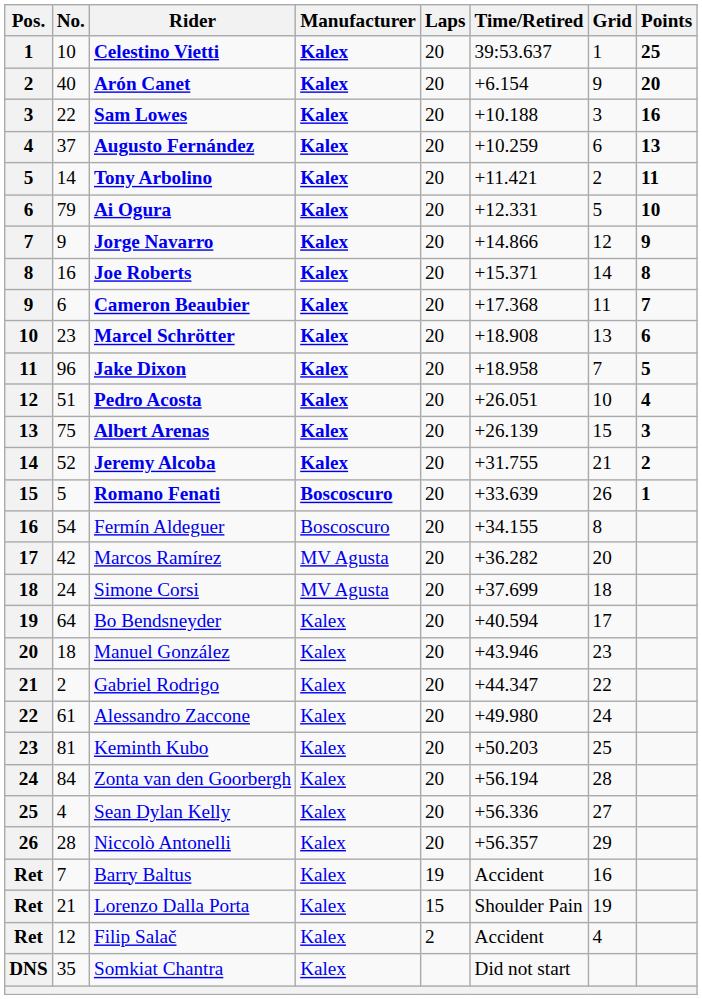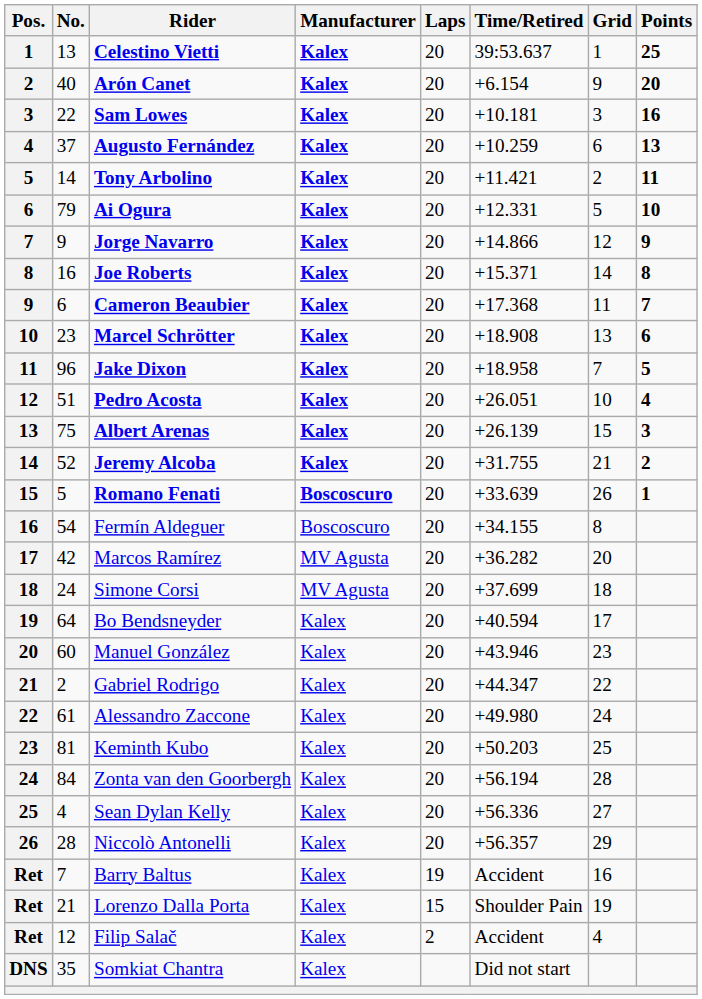(66, 51) 10 -> (66, 51) 13
(506, 114) +10.188 -> (506, 114) +10.181
(66, 652) 18 -> (66, 652) 60
